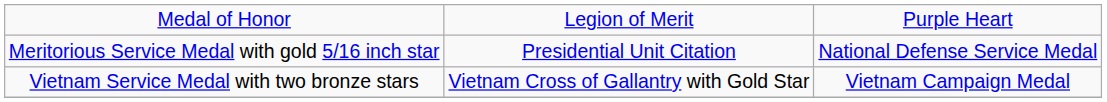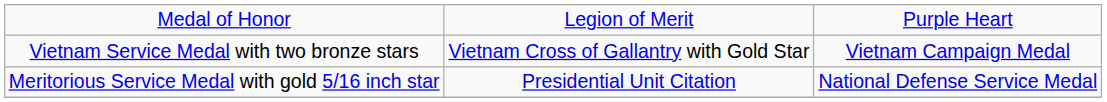rows swapped: (224, 50) <-> (224, 81)
